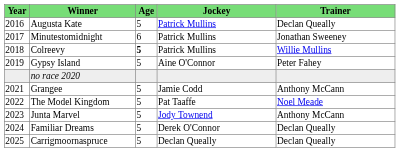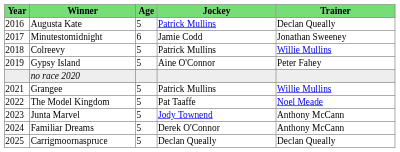(187, 36) Patrick Mullins -> (180, 36) Jamie Codd
(139, 49) bold -> (139, 49) normal
(180, 88) Jamie Codd -> (187, 88) Patrick Mullins
(311, 88) Anthony McCann -> (304, 88) Willie Mullins
(306, 127) Declan Queally -> (311, 127) Anthony McCann
